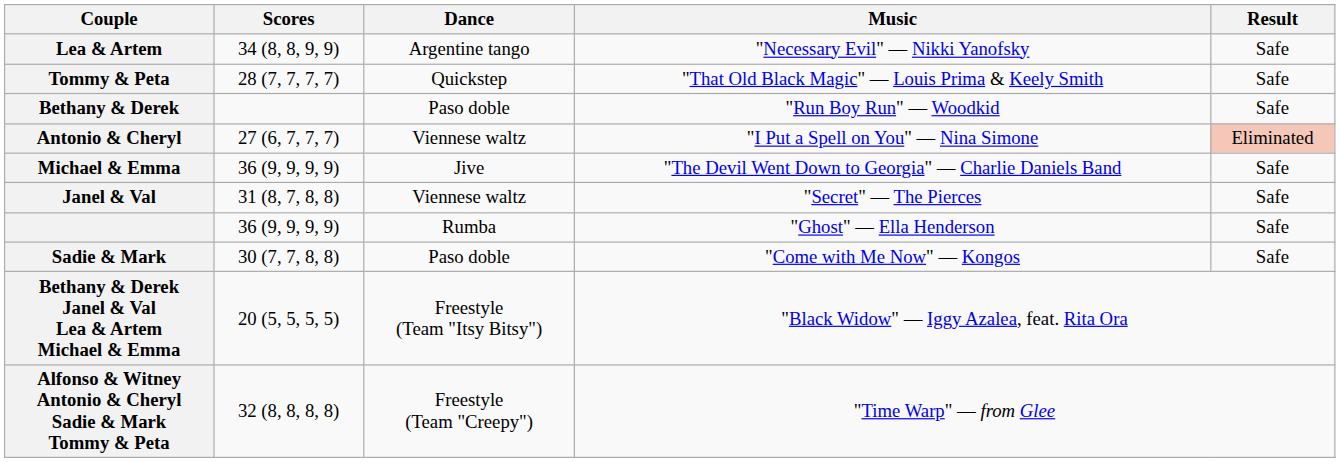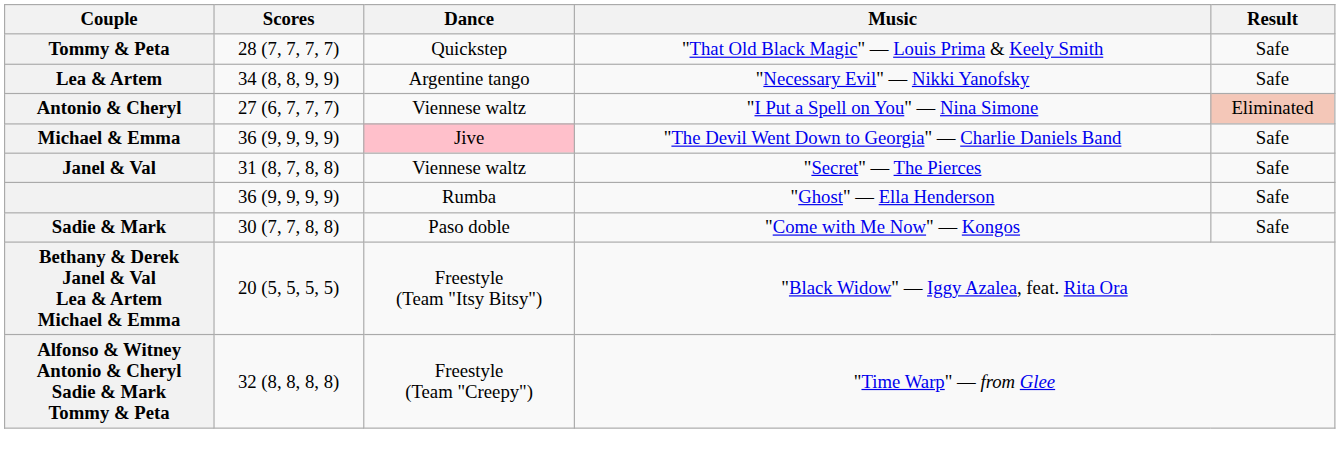rows swapped: (109, 78) <-> (109, 49)
- row: (109, 108)
(469, 167) no background -> (469, 138) pink background
